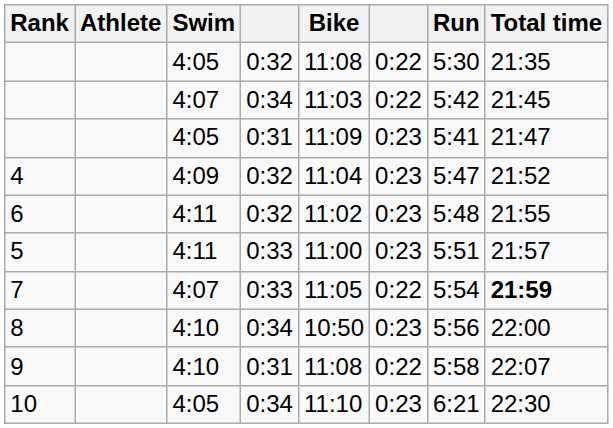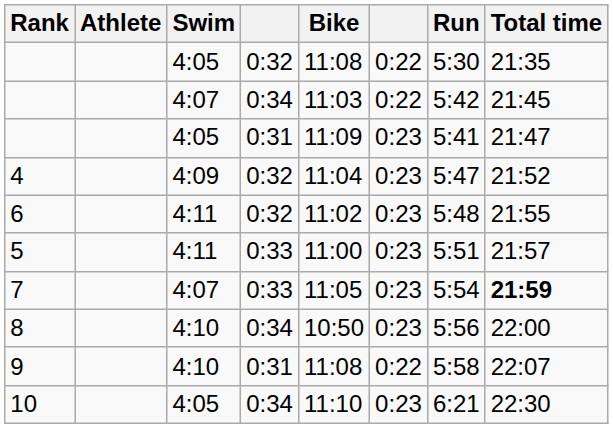(398, 289) 0:22 -> (398, 289) 0:23
